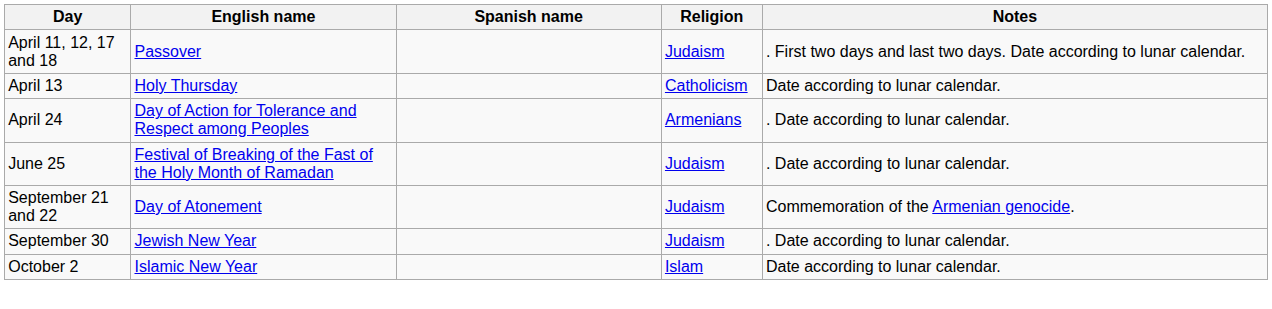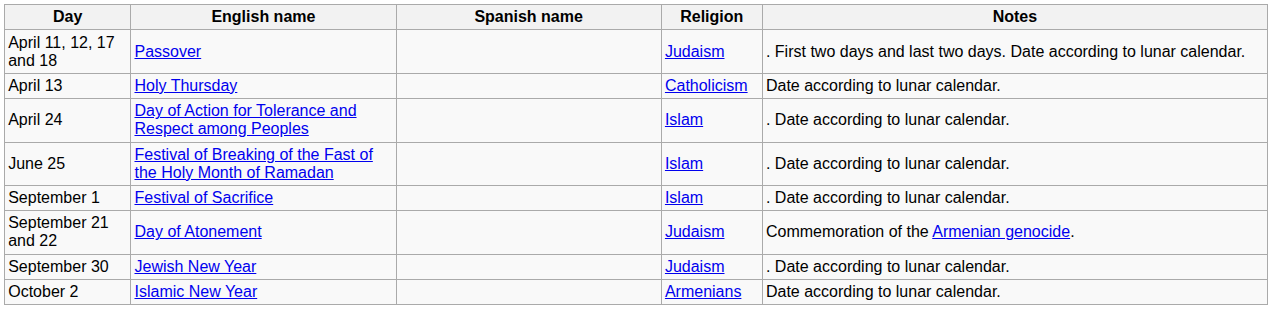(703, 120) Armenians -> (684, 120) Islam
(695, 163) Judaism -> (684, 163) Islam
+ row: (54, 198)
(684, 266) Islam -> (703, 292) Armenians
